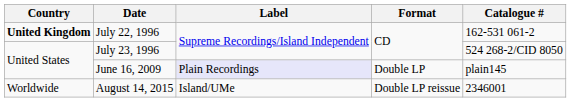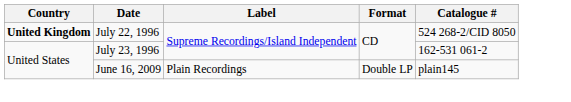(500, 32) 162-531 061-2 -> (467, 32) 524 268-2/CID 8050
(514, 50) 524 268-2/CID 8050 -> (453, 50) 162-531 061-2
(219, 69) lavender background -> (207, 69) no background
- row: (135, 87)
